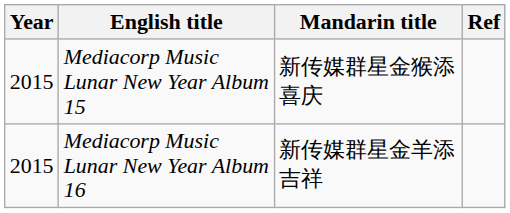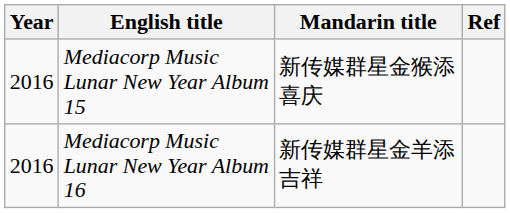(32, 81) 2015 -> (32, 81) 2016
(32, 165) 2015 -> (32, 165) 2016
